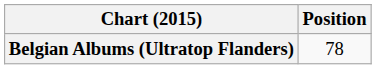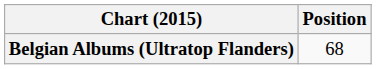(335, 48) 78 -> (335, 48) 68
